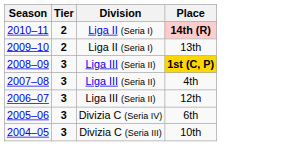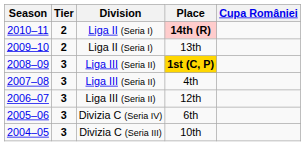+ column: (258, 13)
